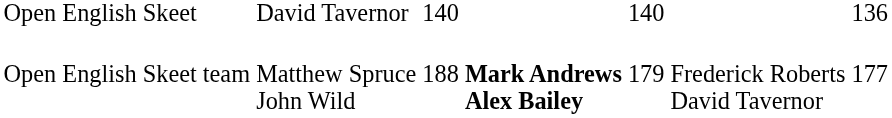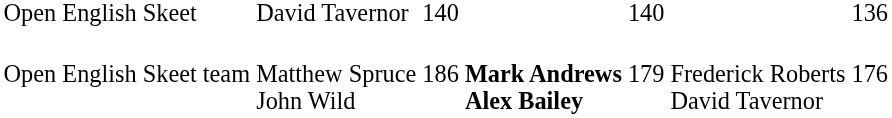(441, 73) 188 -> (441, 73) 186
(870, 73) 177 -> (870, 73) 176
